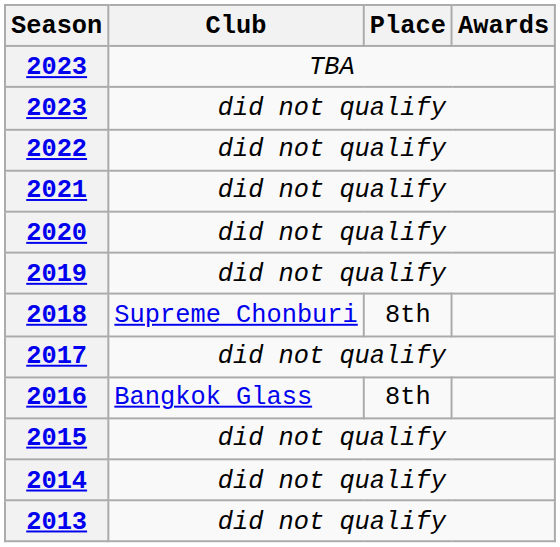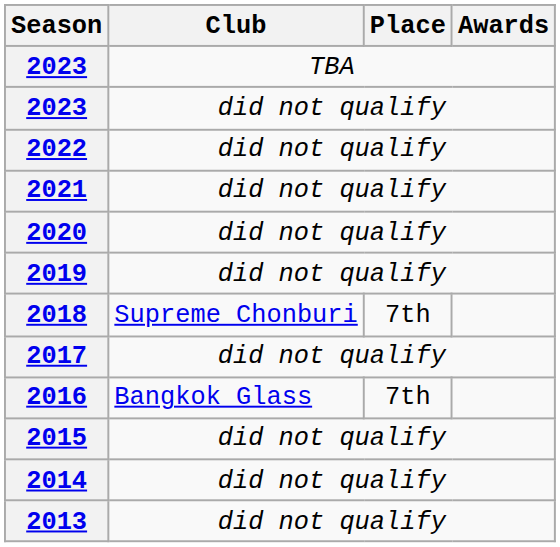(408, 315) 8th -> (408, 315) 7th
(408, 397) 8th -> (408, 397) 7th
